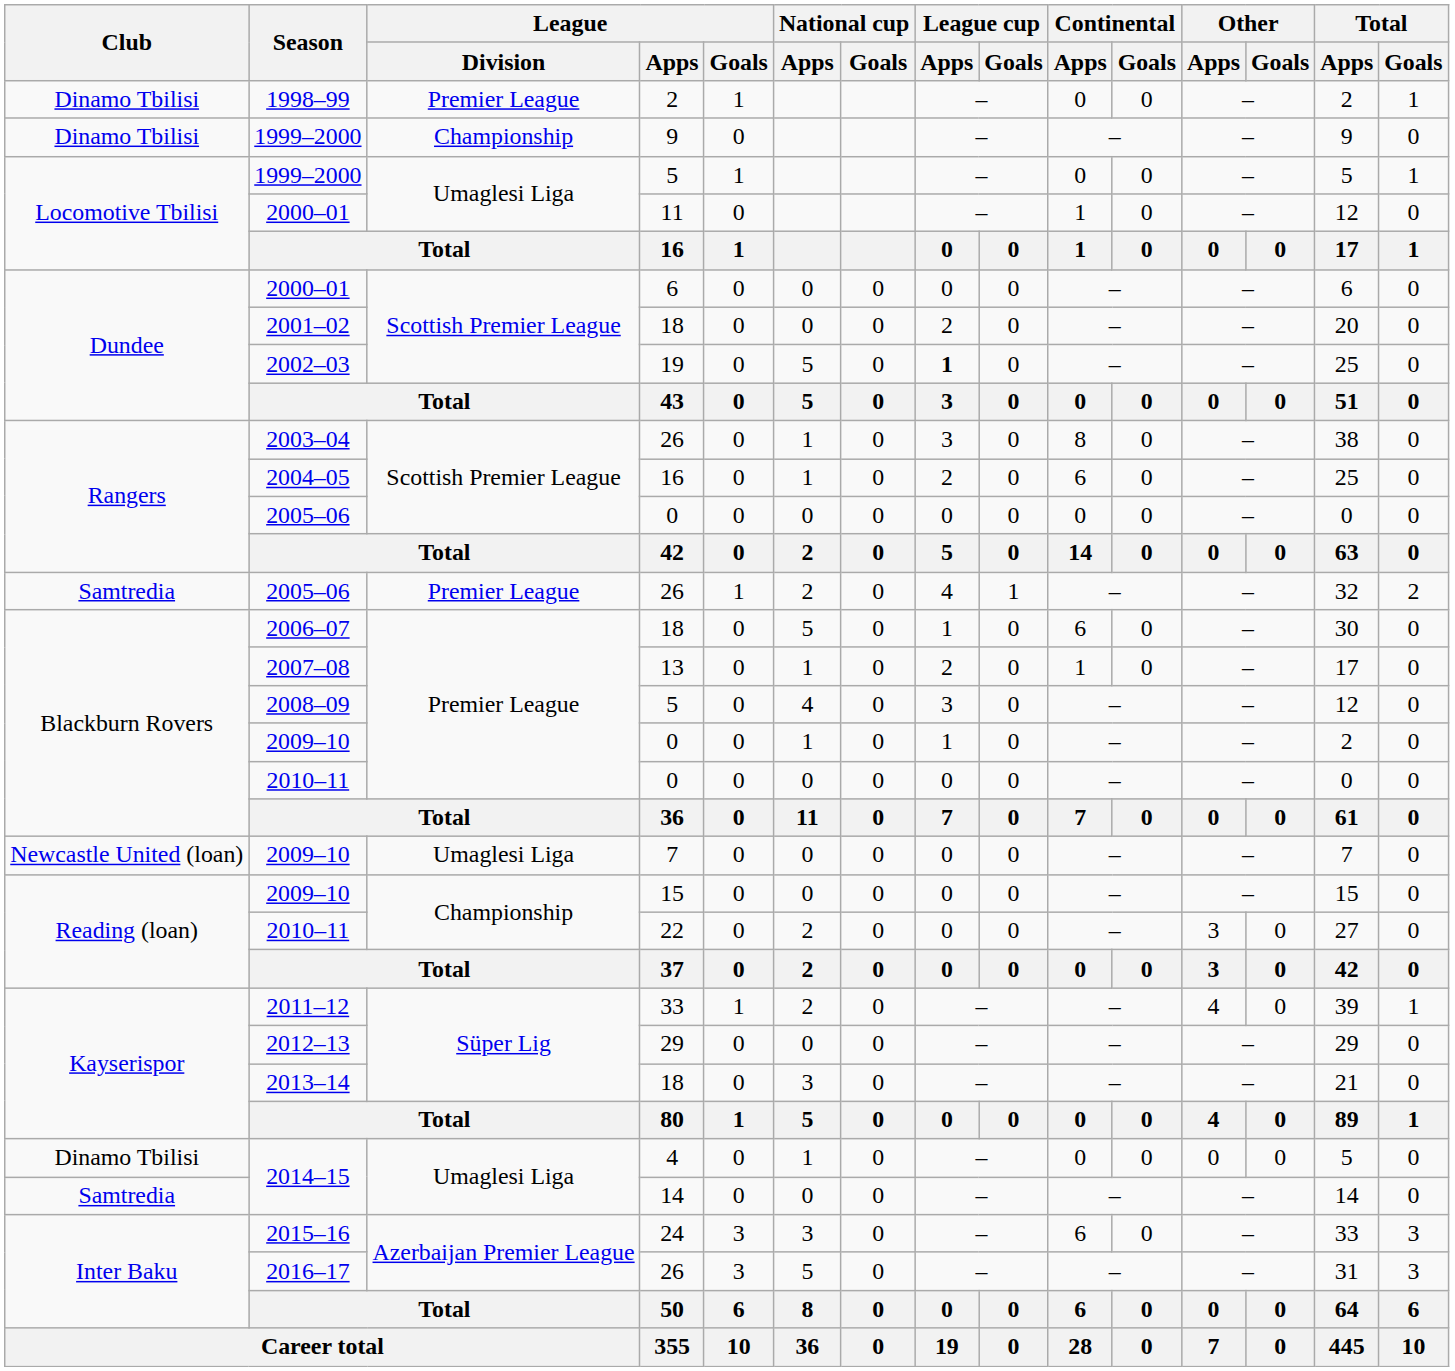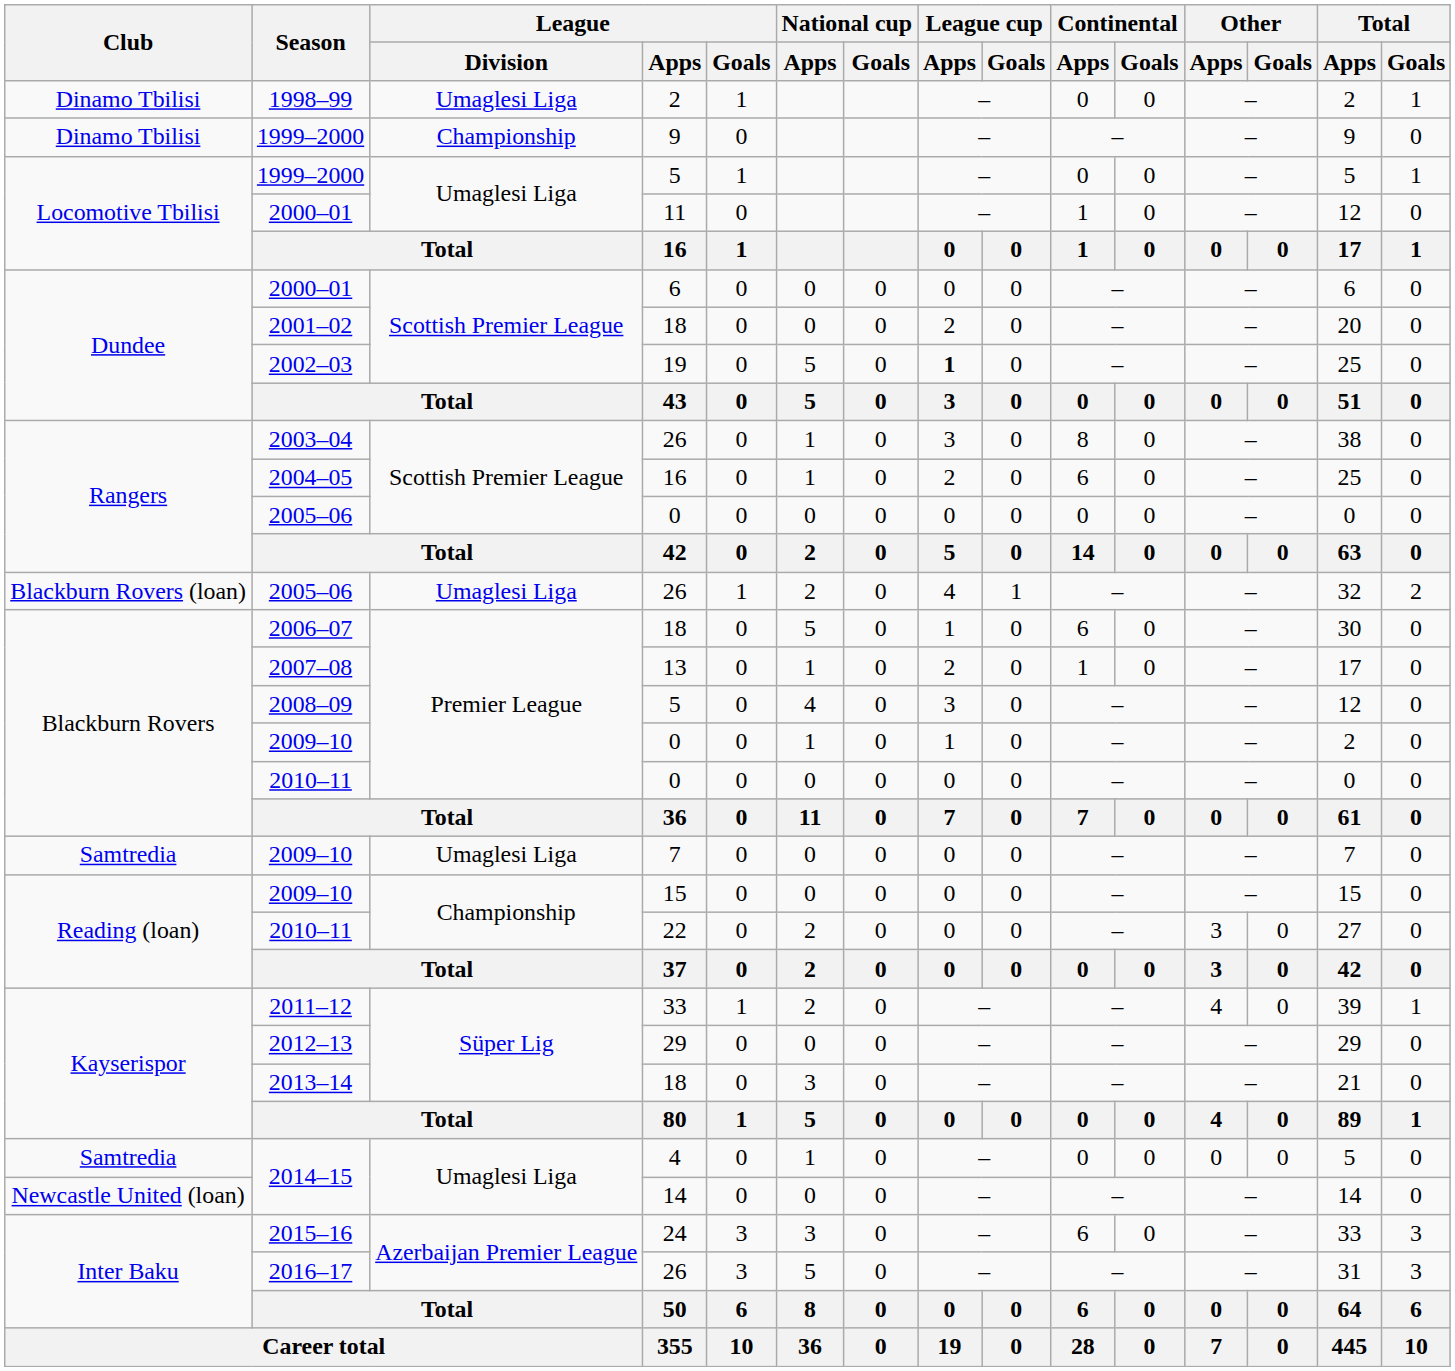(504, 99) Premier League -> (506, 99) Umaglesi Liga
(127, 590) Samtredia -> (128, 590) Blackburn Rovers (loan)
(504, 590) Premier League -> (506, 590) Umaglesi Liga
(127, 855) Newcastle United (loan) -> (128, 855) Samtredia
(127, 1157) Dinamo Tbilisi -> (128, 1157) Samtredia
(127, 1195) Samtredia -> (128, 1195) Newcastle United (loan)
